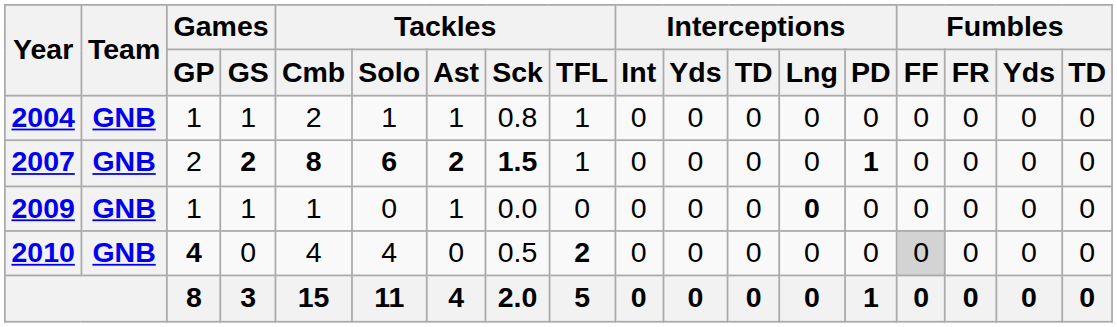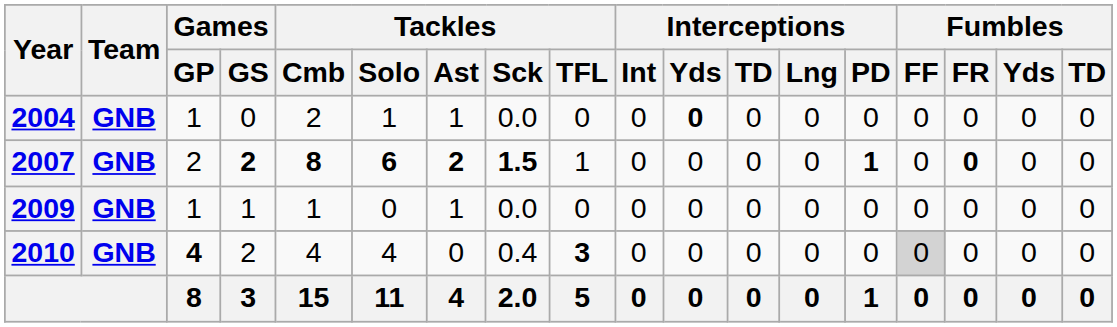(248, 117) 1 -> (248, 117) 0
(518, 117) 0.8 -> (518, 117) 0.0
(582, 117) 1 -> (582, 117) 0
(695, 117) normal -> (695, 117) bold
(971, 162) normal -> (971, 162) bold
(812, 207) bold -> (812, 207) normal
(248, 252) 0 -> (248, 252) 2
(518, 252) 0.5 -> (518, 252) 0.4
(582, 252) 2 -> (582, 252) 3
